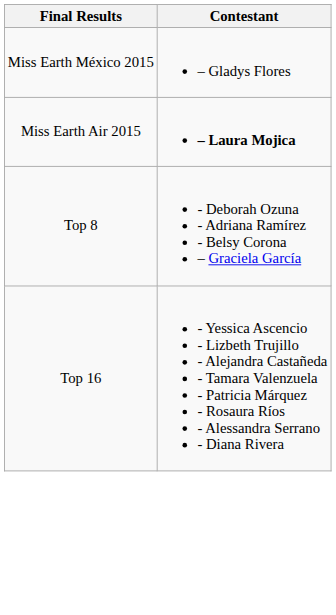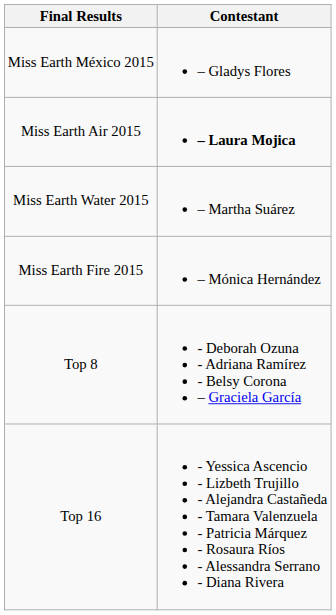+ row: (81, 201)
+ row: (81, 270)
